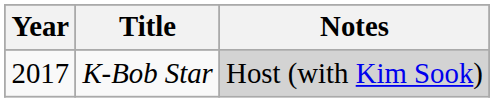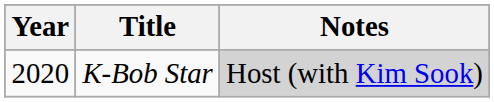(40, 73) 2017 -> (40, 73) 2020
